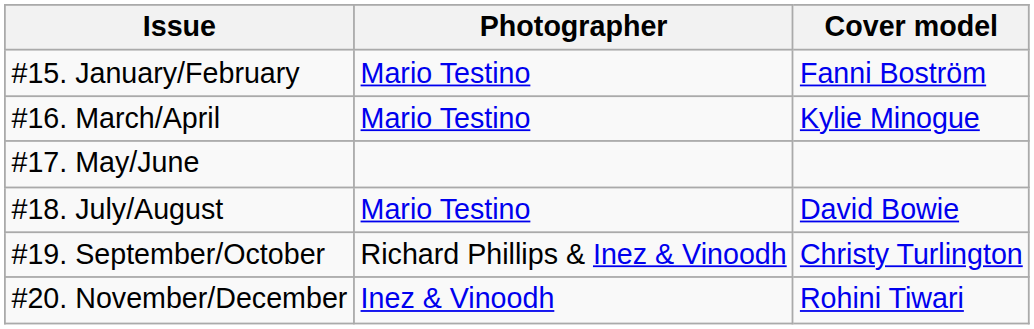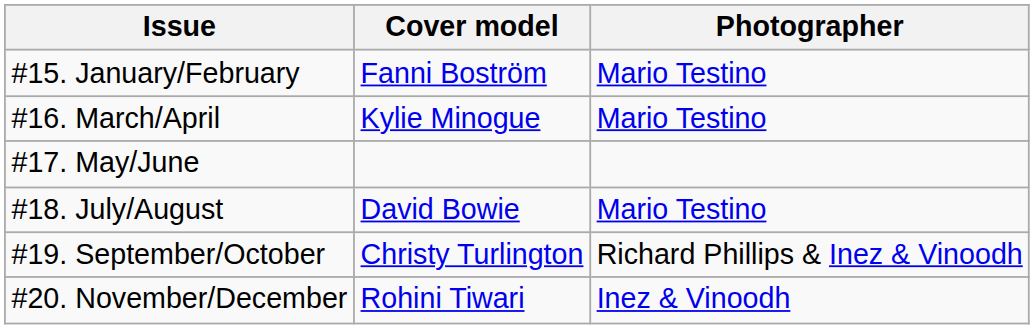columns swapped: (911, 27) <-> (574, 27)
